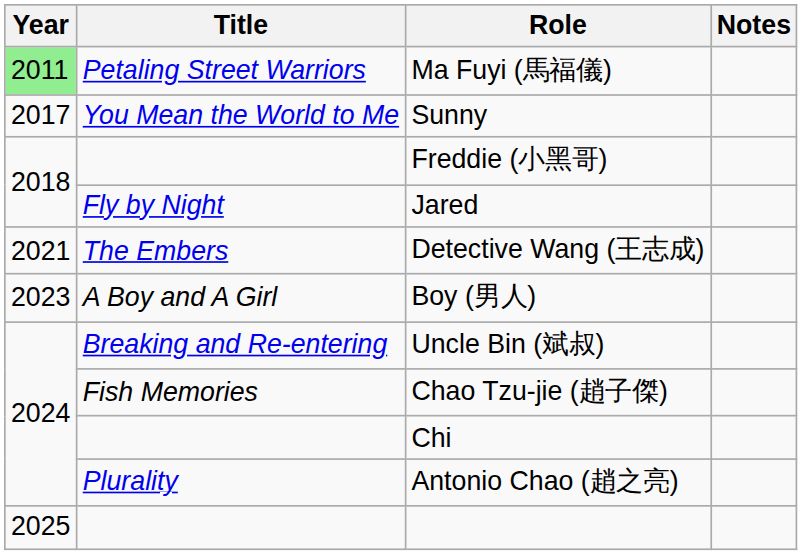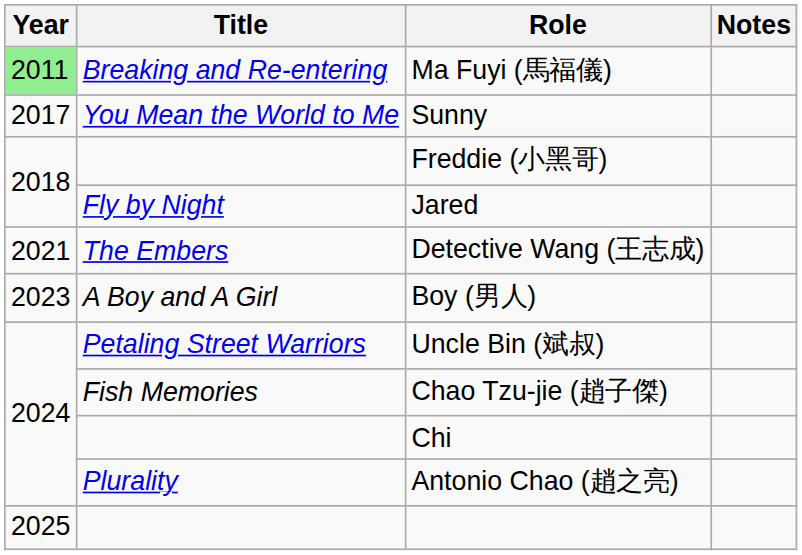(224, 70) Petaling Street Warriors -> (235, 70) Breaking and Re-entering
(235, 344) Breaking and Re-entering -> (224, 344) Petaling Street Warriors
